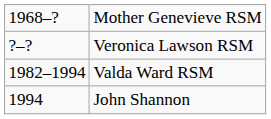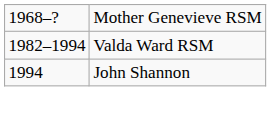- row: (173, 45)
